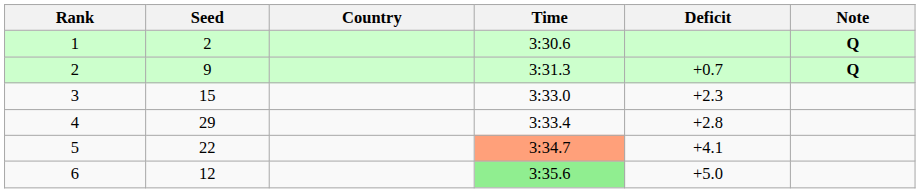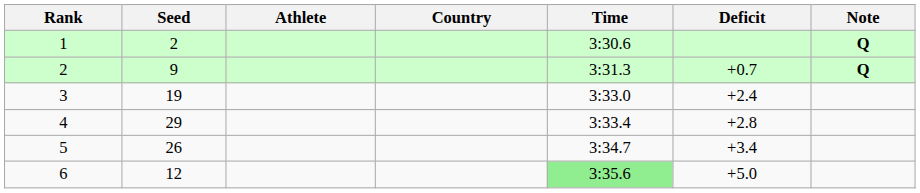+ column: (301, 17)
(207, 95) 15 -> (174, 95) 19
(708, 95) +2.3 -> (742, 95) +2.4
(207, 148) 22 -> (174, 148) 26
(550, 148) lightsalmon background -> (610, 148) no background
(708, 148) +4.1 -> (742, 148) +3.4
